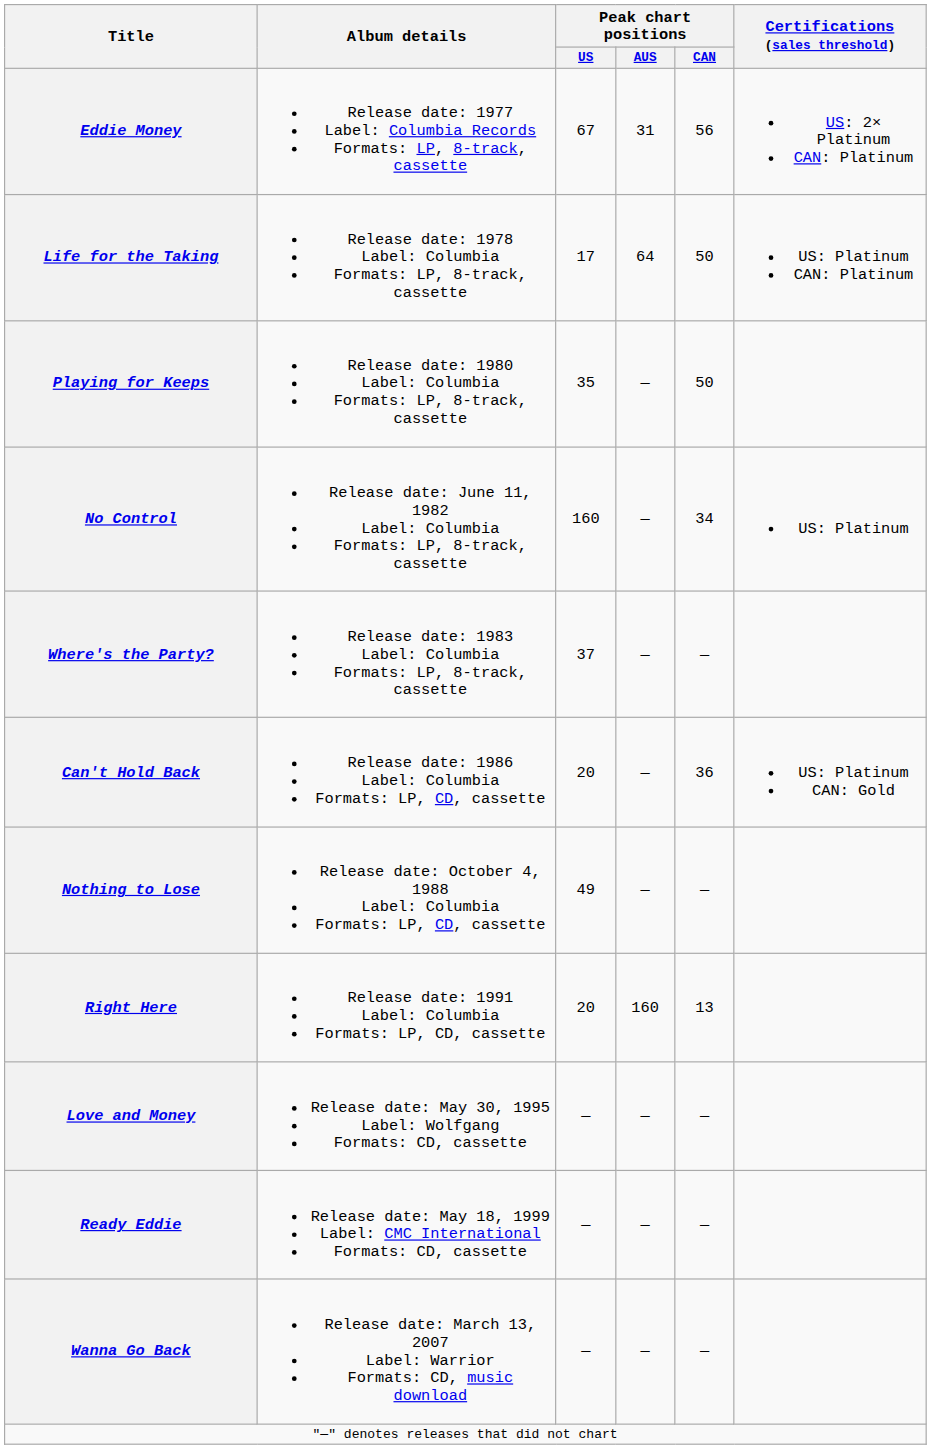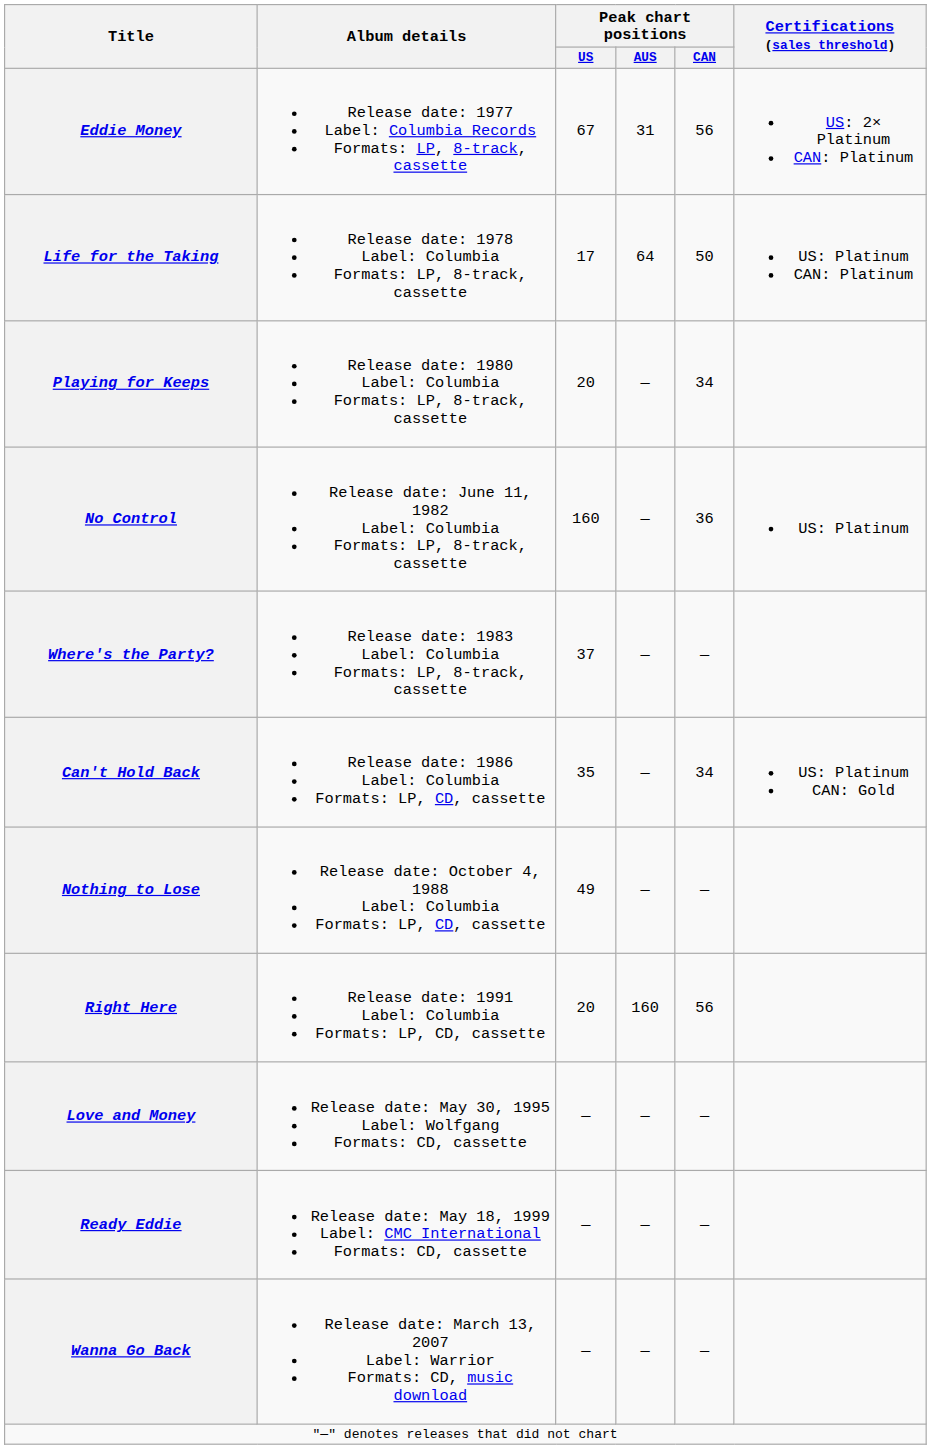(586, 384) 35 -> (586, 384) 20
(705, 384) 50 -> (705, 384) 34
(705, 519) 34 -> (705, 519) 36
(586, 772) 20 -> (586, 772) 35
(705, 772) 36 -> (705, 772) 34
(705, 1007) 13 -> (705, 1007) 56
